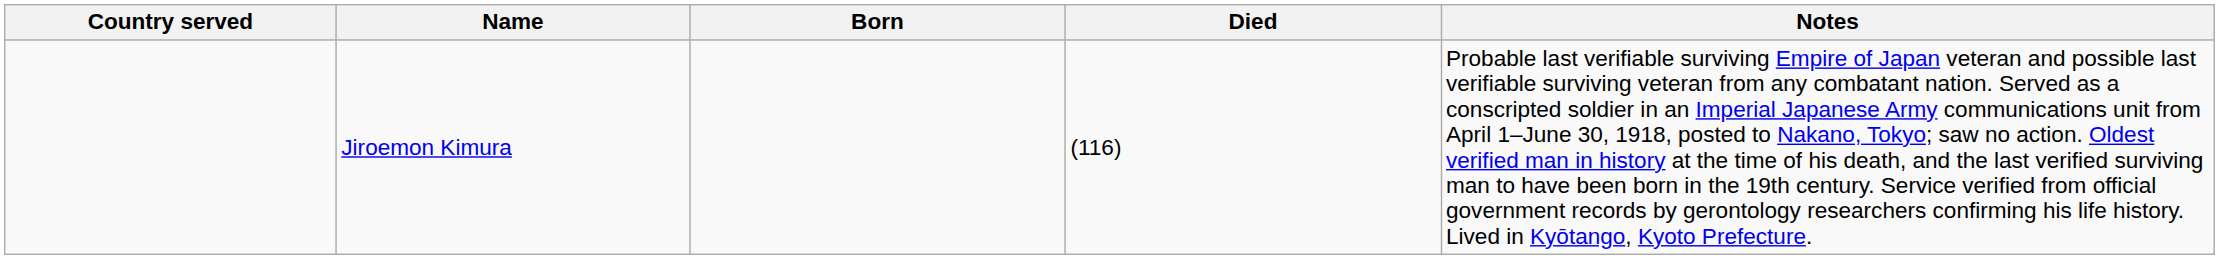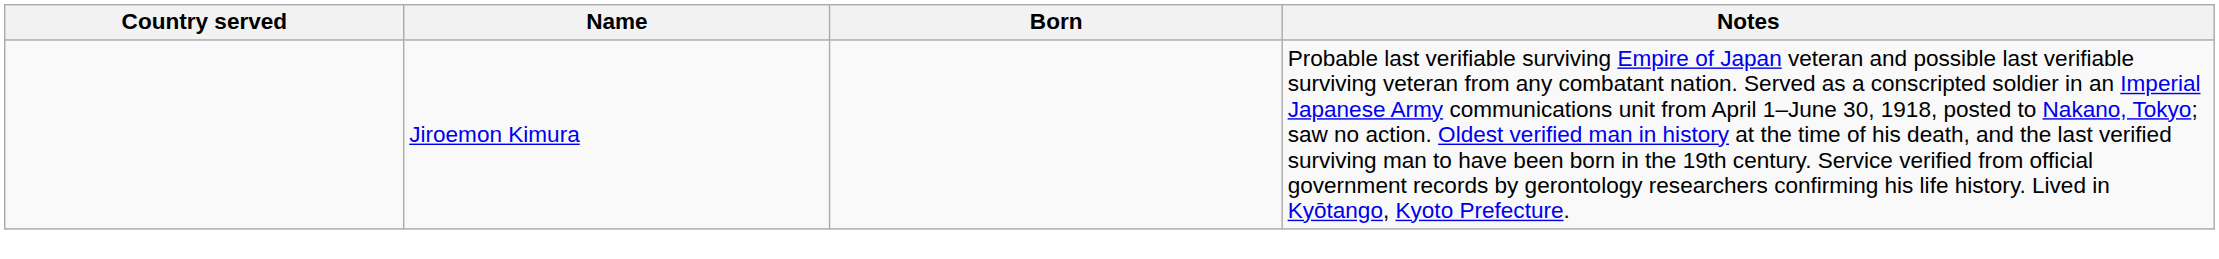- column: (1253, 22)
